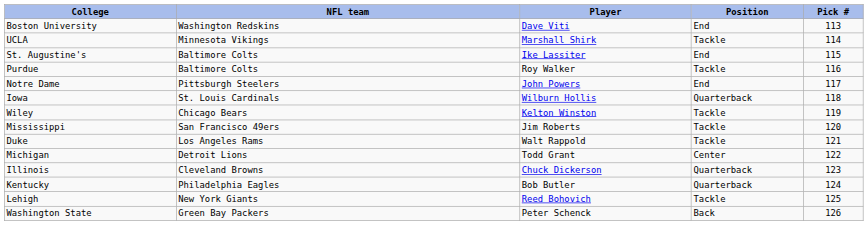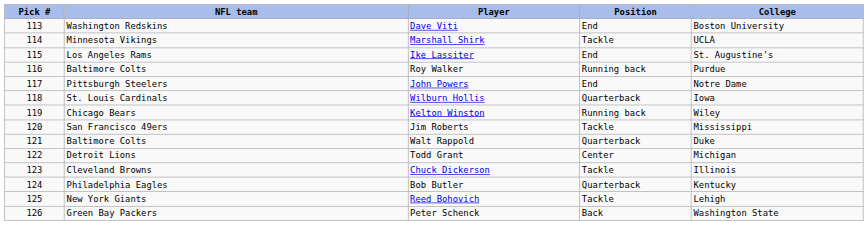columns swapped: (833, 12) <-> (90, 12)
(218, 55) Baltimore Colts -> (109, 55) Los Angeles Rams
(709, 69) Tackle -> (614, 69) Running back
(709, 112) Tackle -> (614, 112) Running back
(221, 141) Los Angeles Rams -> (106, 141) Baltimore Colts
(709, 141) Tackle -> (611, 141) Quarterback
(723, 170) Quarterback -> (598, 170) Tackle
